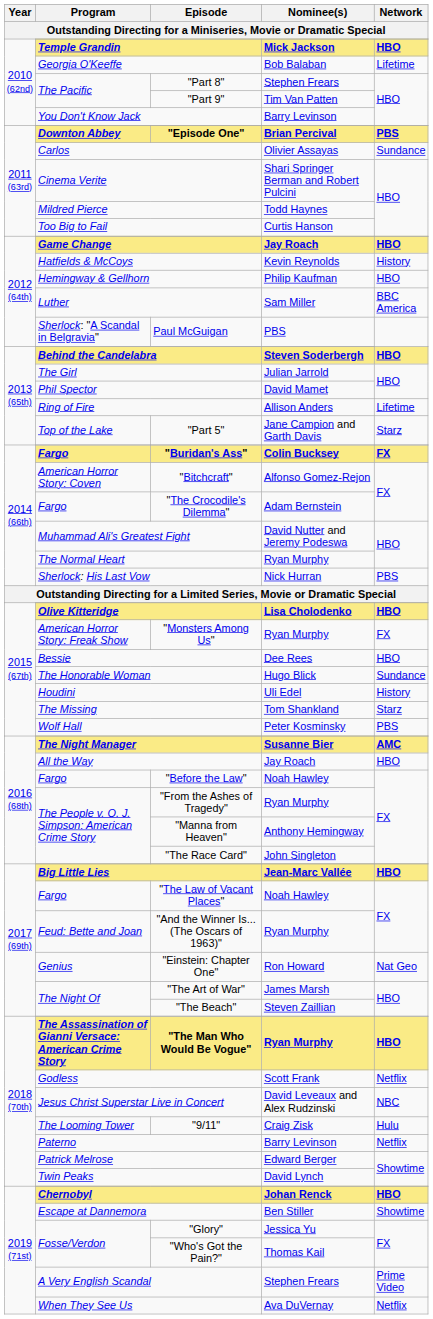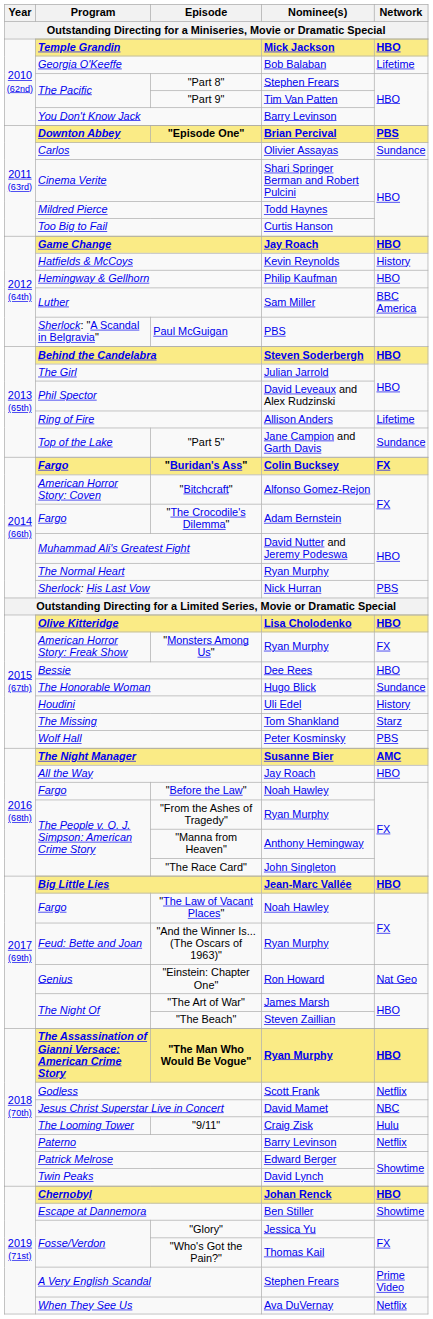(296, 389) David Mamet -> (310, 396) David Leveaux and Alex Rudzinski
(389, 430) Starz -> (401, 442) Sundance
(310, 1102) David Leveaux and Alex Rudzinski -> (296, 1108) David Mamet
